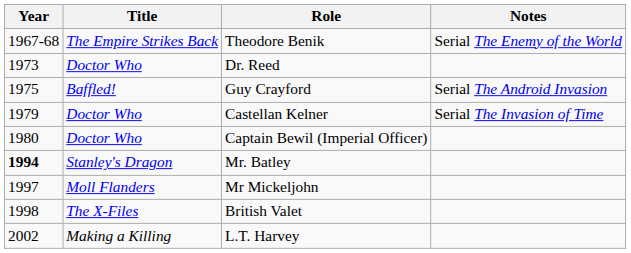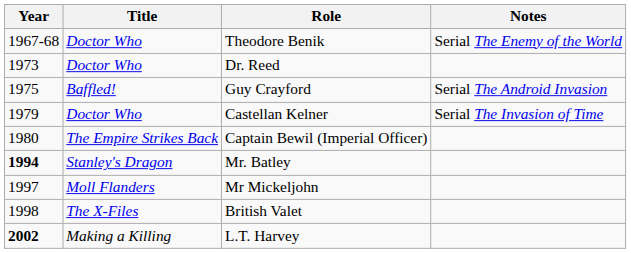(142, 41) The Empire Strikes Back -> (104, 41) Doctor Who
(104, 138) Doctor Who -> (142, 138) The Empire Strikes Back
(23, 235) normal -> (23, 235) bold
